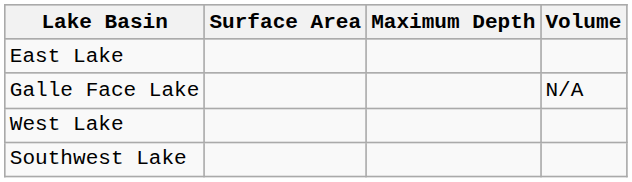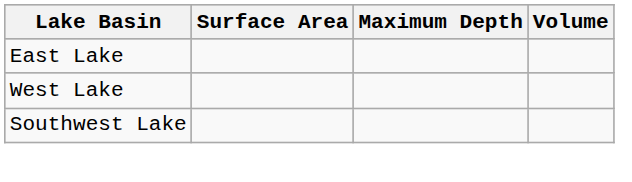- row: (105, 91)
